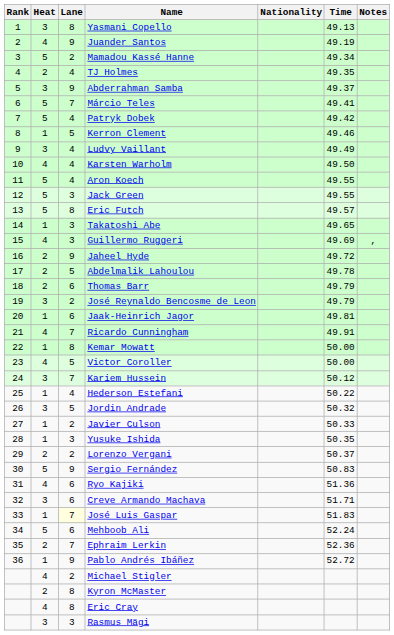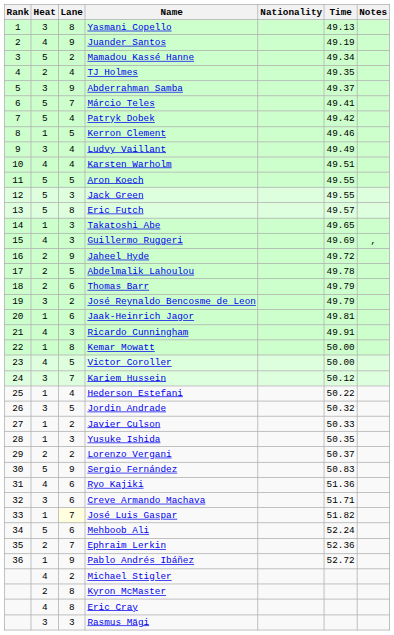(341, 165) 49.50 -> (341, 165) 49.51
(72, 180) 4 -> (72, 180) 5
(72, 332) 7 -> (72, 332) 3
(341, 515) 51.83 -> (341, 515) 51.82
